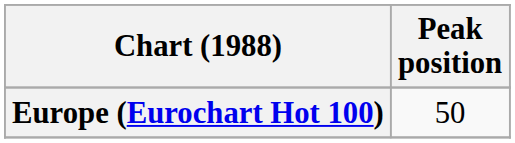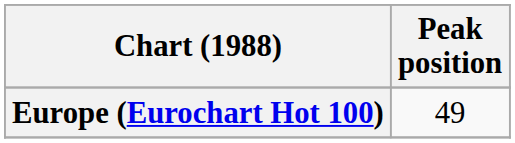(450, 112) 50 -> (450, 112) 49
